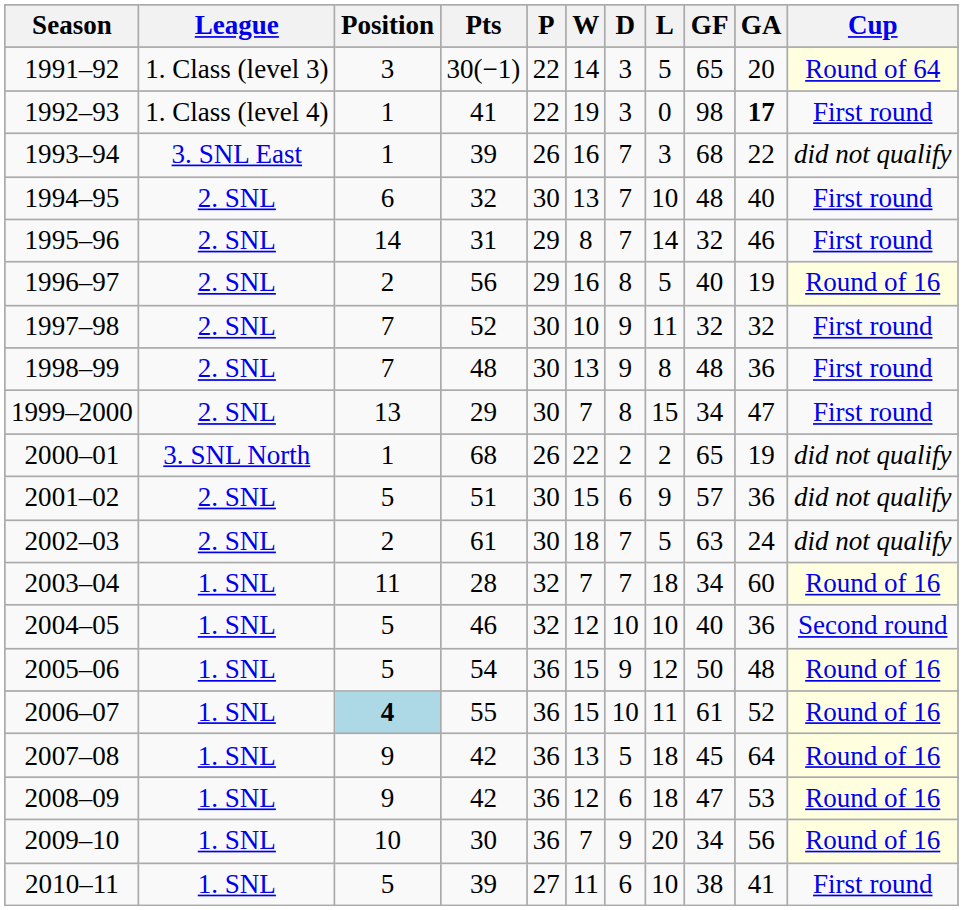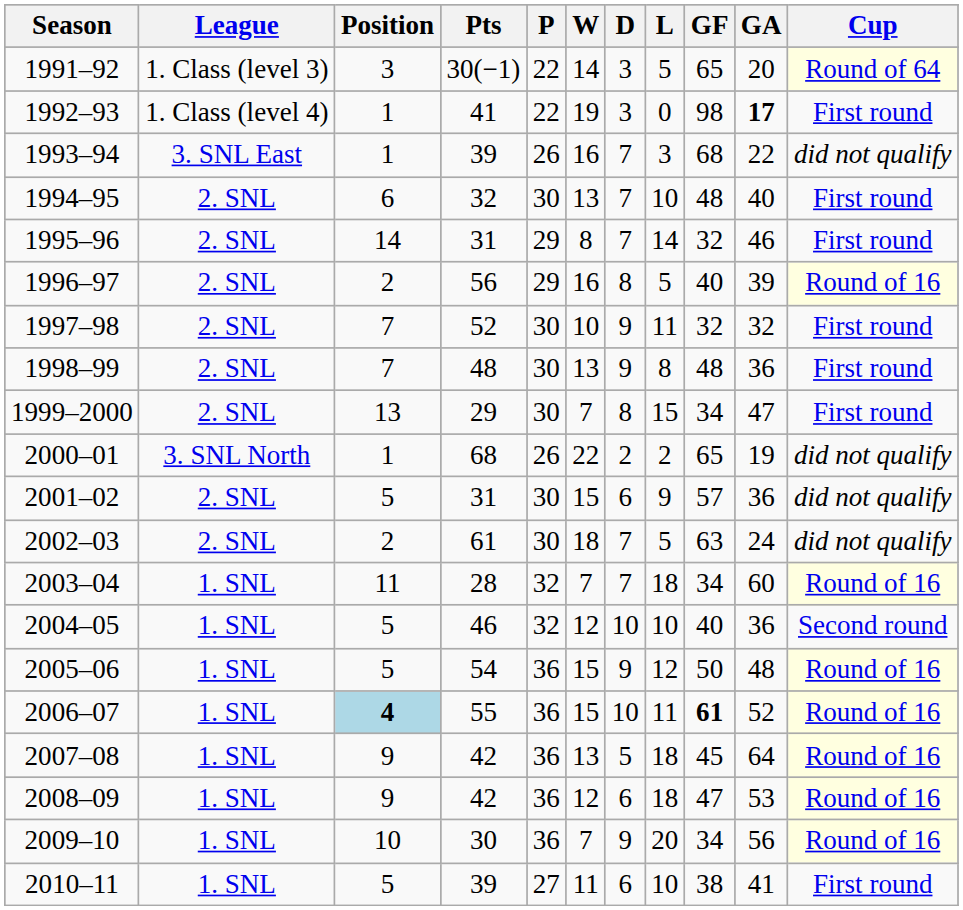(761, 283) 19 -> (761, 283) 39
(483, 497) 51 -> (483, 497) 31
(710, 712) normal -> (710, 712) bold
